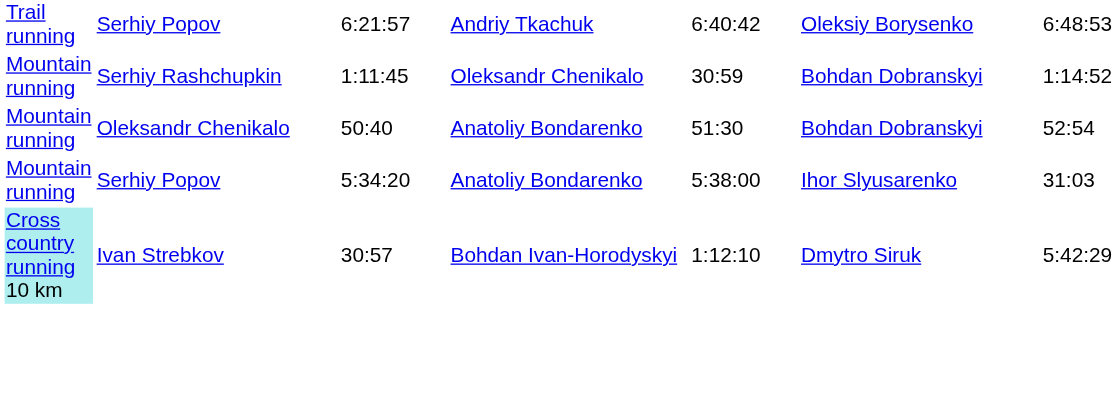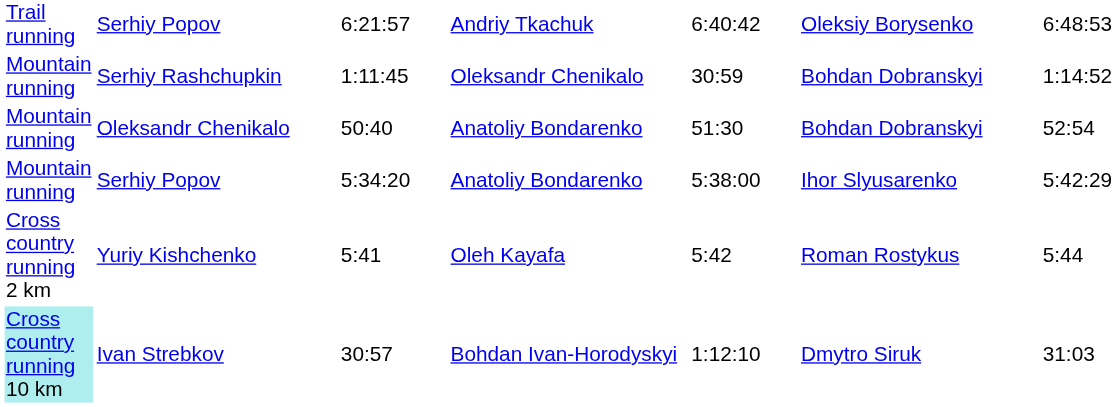(1069, 180) 31:03 -> (1077, 180) 5:42:29
+ row: (176, 255)
(1077, 255) 5:42:29 -> (1069, 354) 31:03
